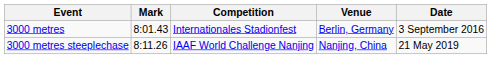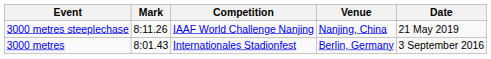rows swapped: (68, 45) <-> (36, 29)
